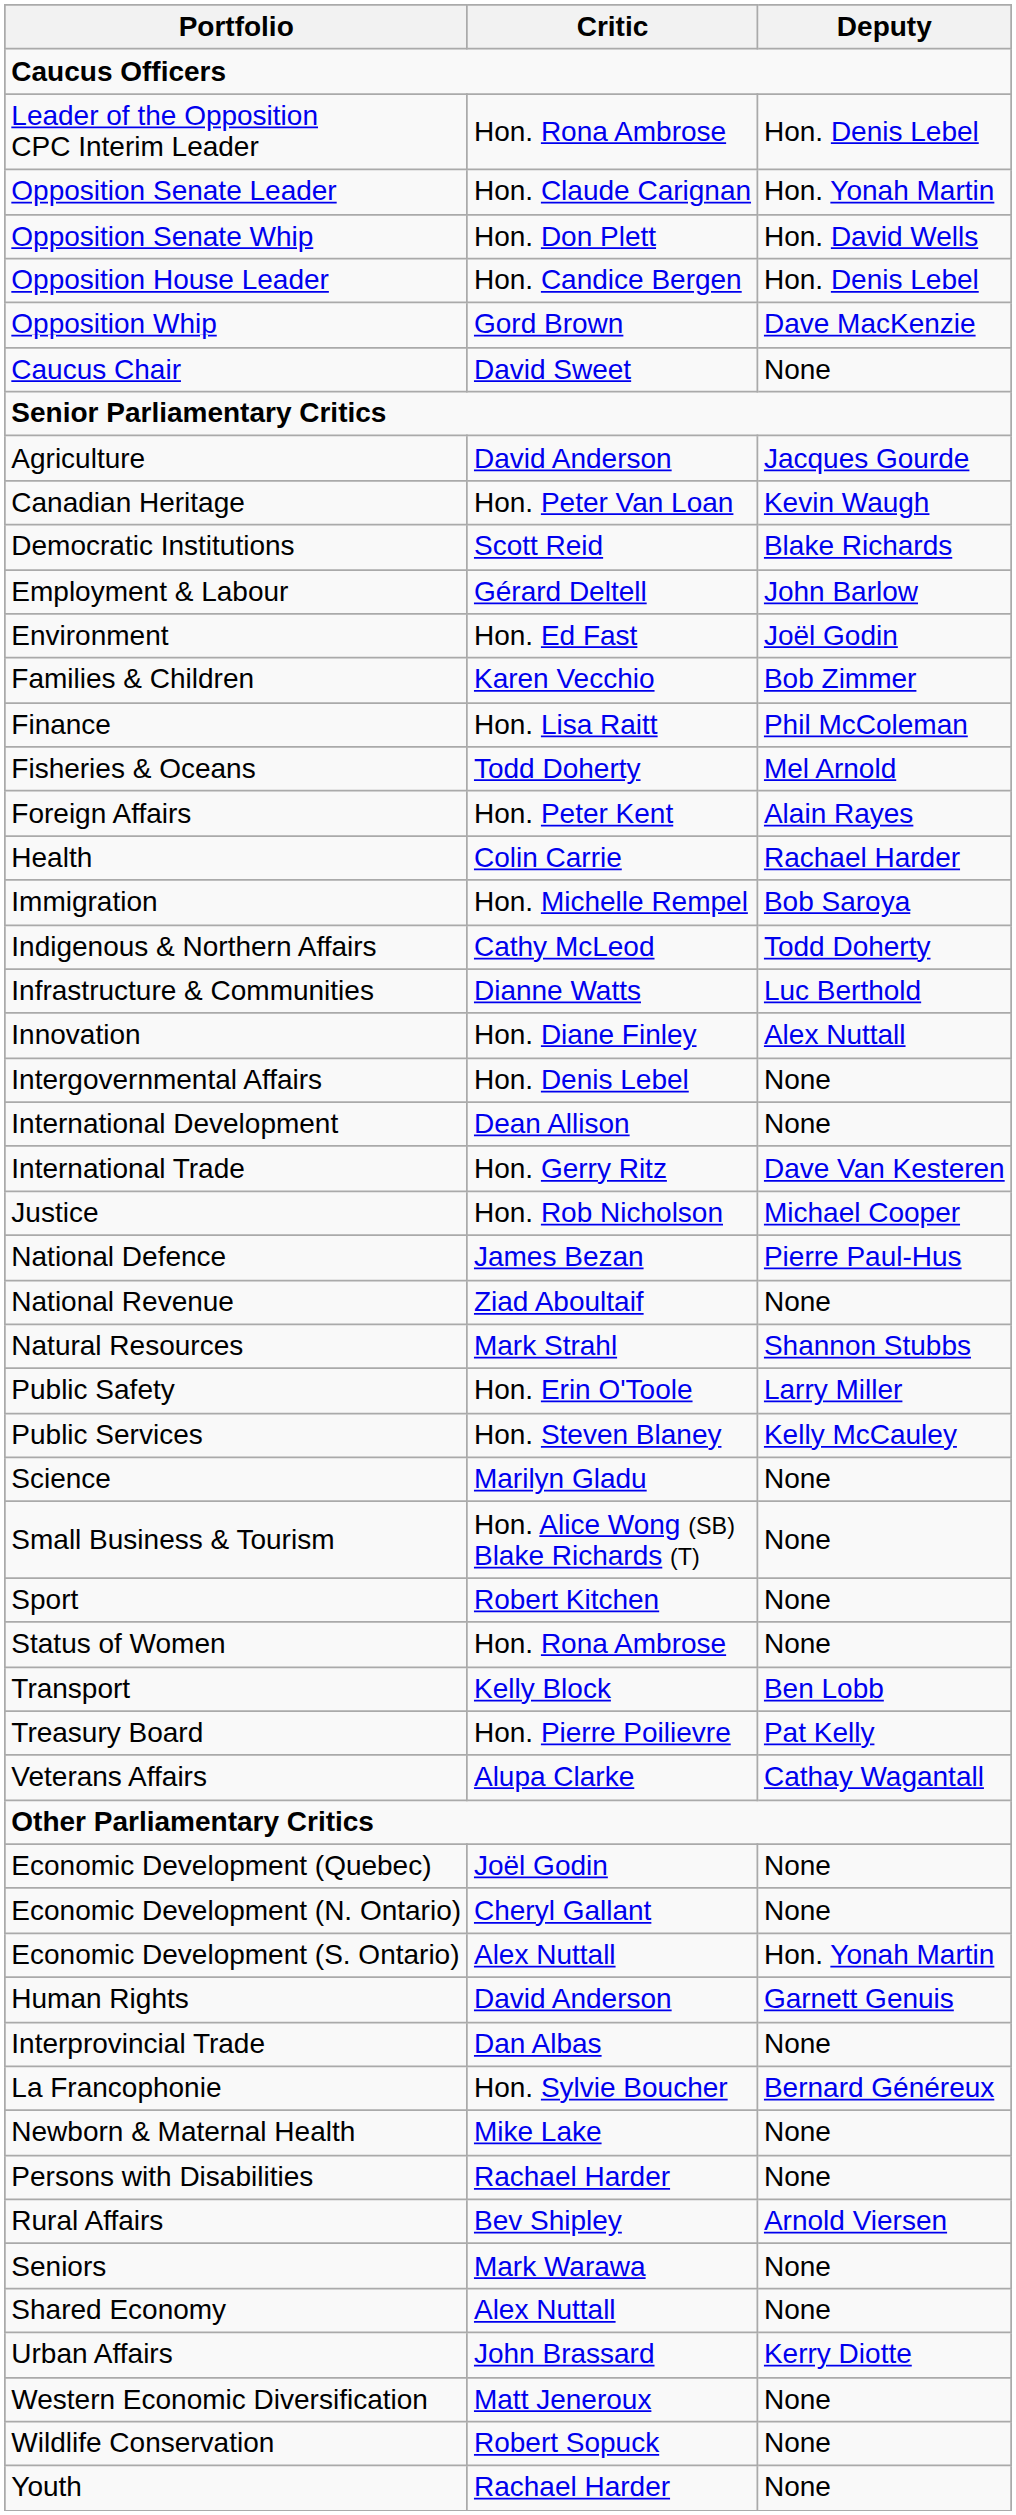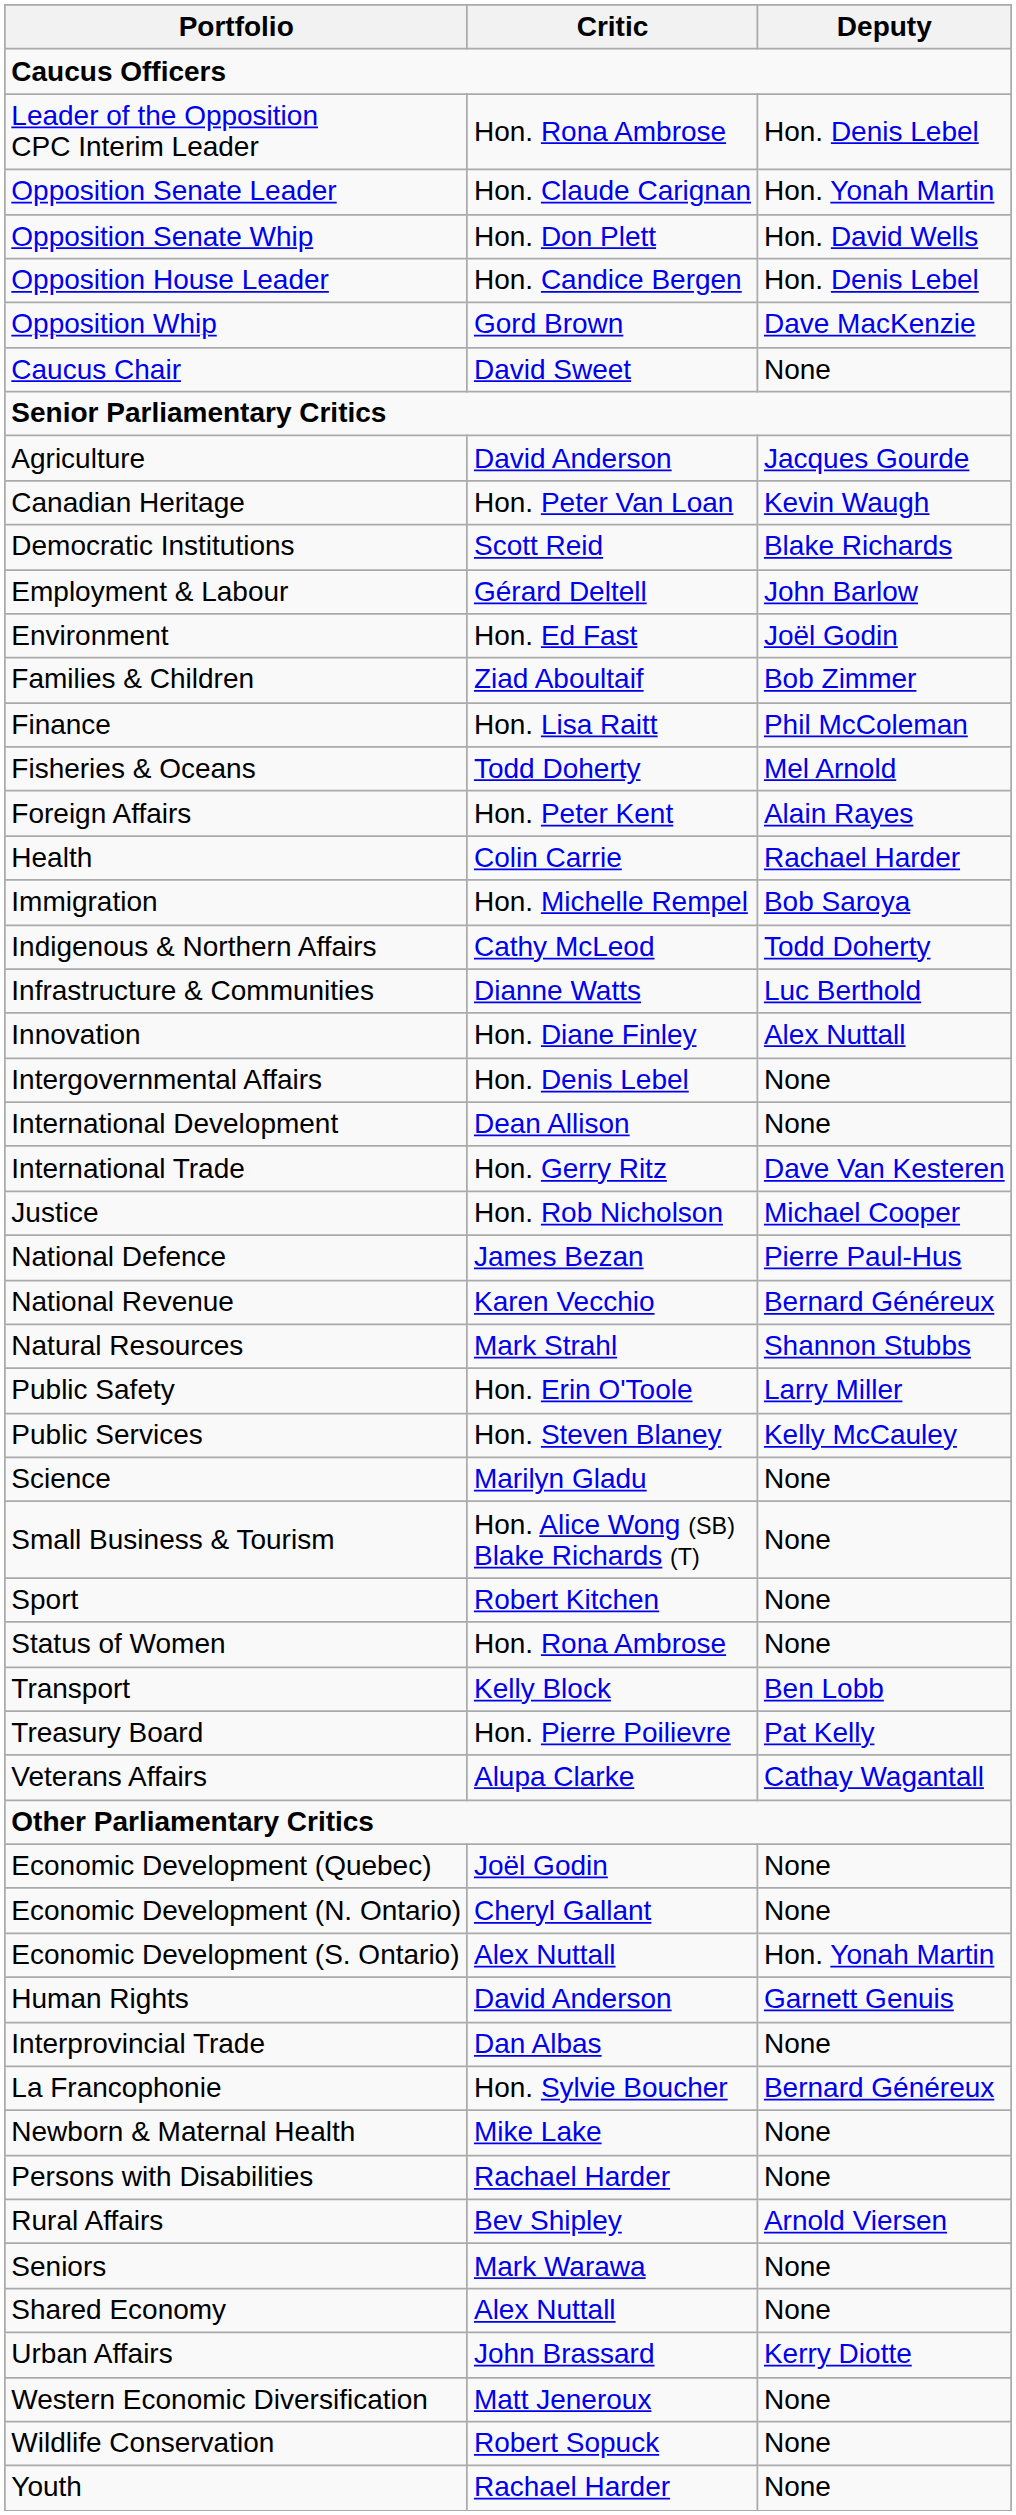(564, 679) Karen Vecchio -> (559, 679) Ziad Aboultaif
(559, 1301) Ziad Aboultaif -> (564, 1301) Karen Vecchio
(797, 1301) None -> (879, 1301) Bernard Généreux
